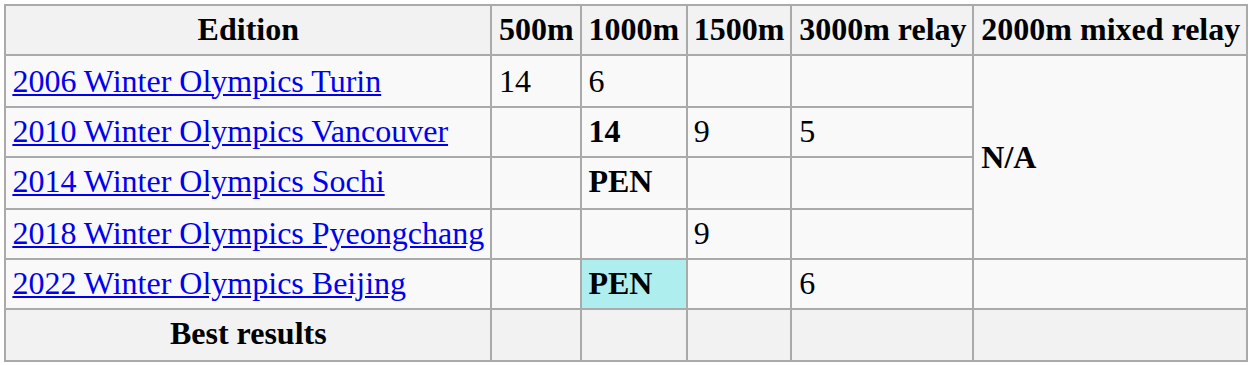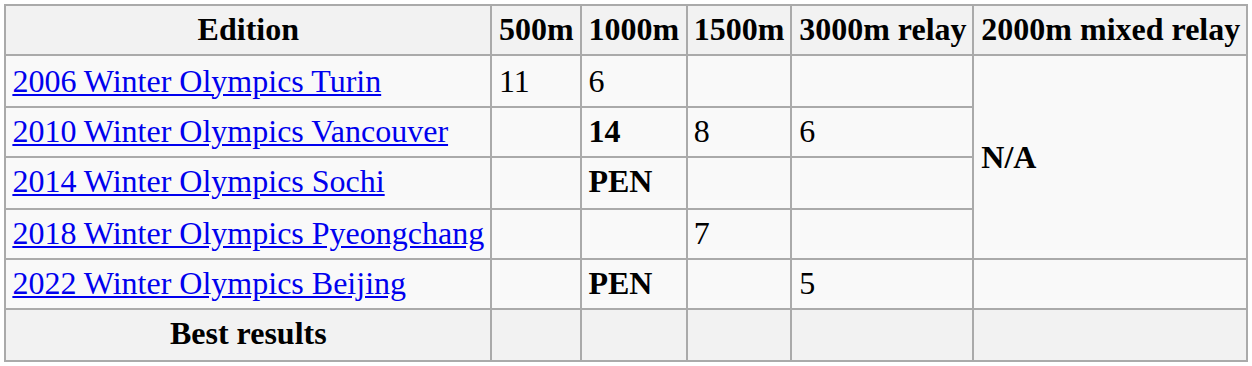(515, 80) 14 -> (514, 80) 11
(702, 131) 9 -> (702, 131) 8
(807, 131) 5 -> (807, 131) 6
(702, 232) 9 -> (702, 232) 7
(620, 283) paleturquoise background -> (620, 283) no background
(807, 283) 6 -> (807, 283) 5
